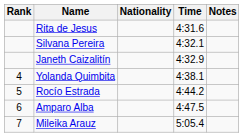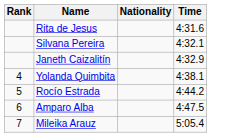- column: (223, 12)
